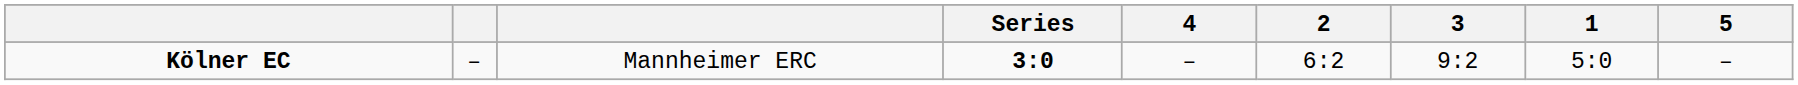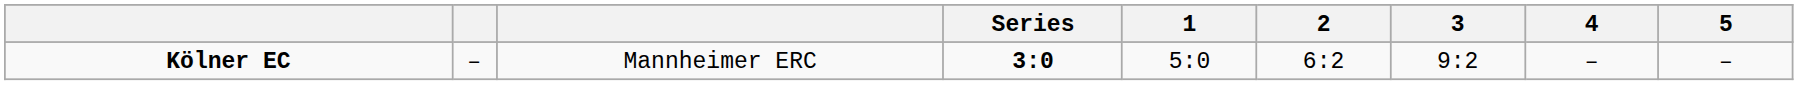columns swapped: (1592, 24) <-> (1189, 24)
